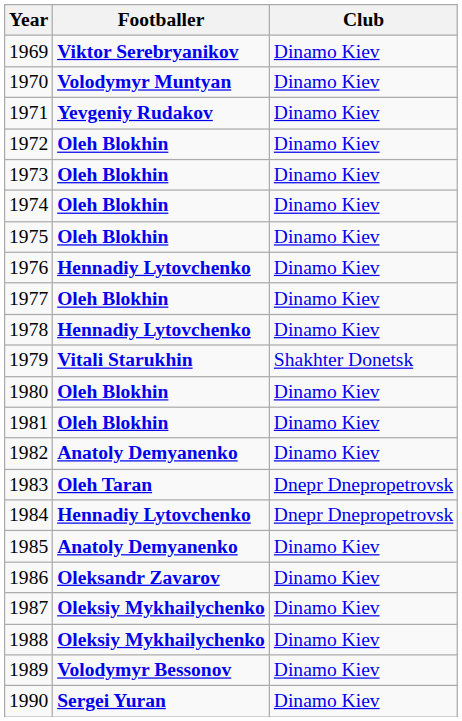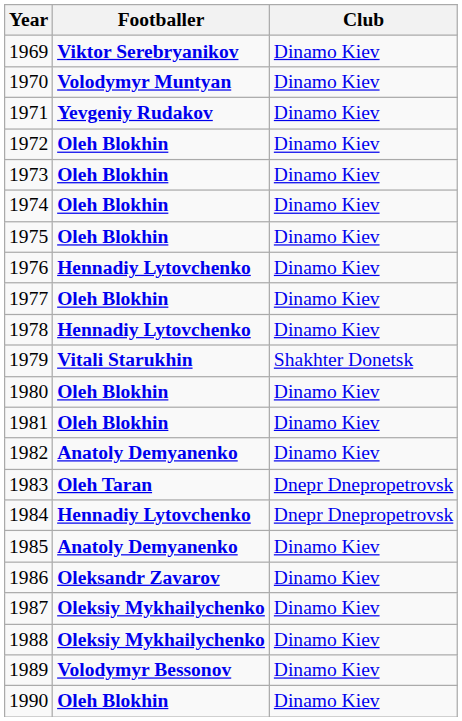(111, 701) Sergei Yuran -> (113, 701) Oleh Blokhin
